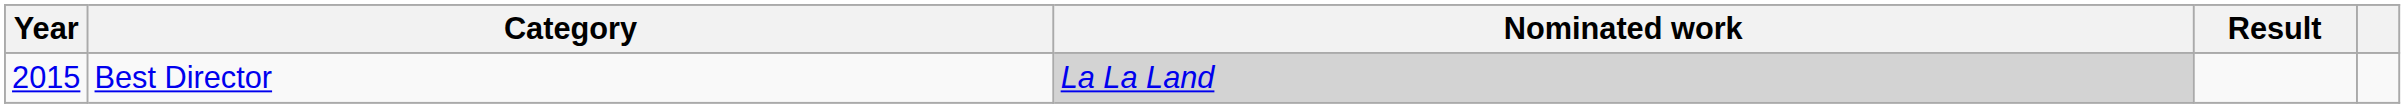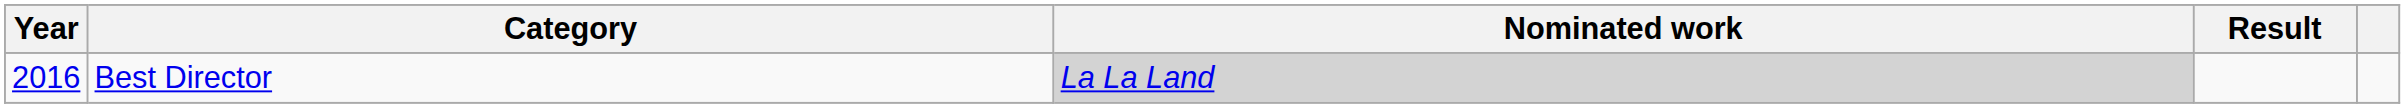(46, 77) 2015 -> (46, 77) 2016
